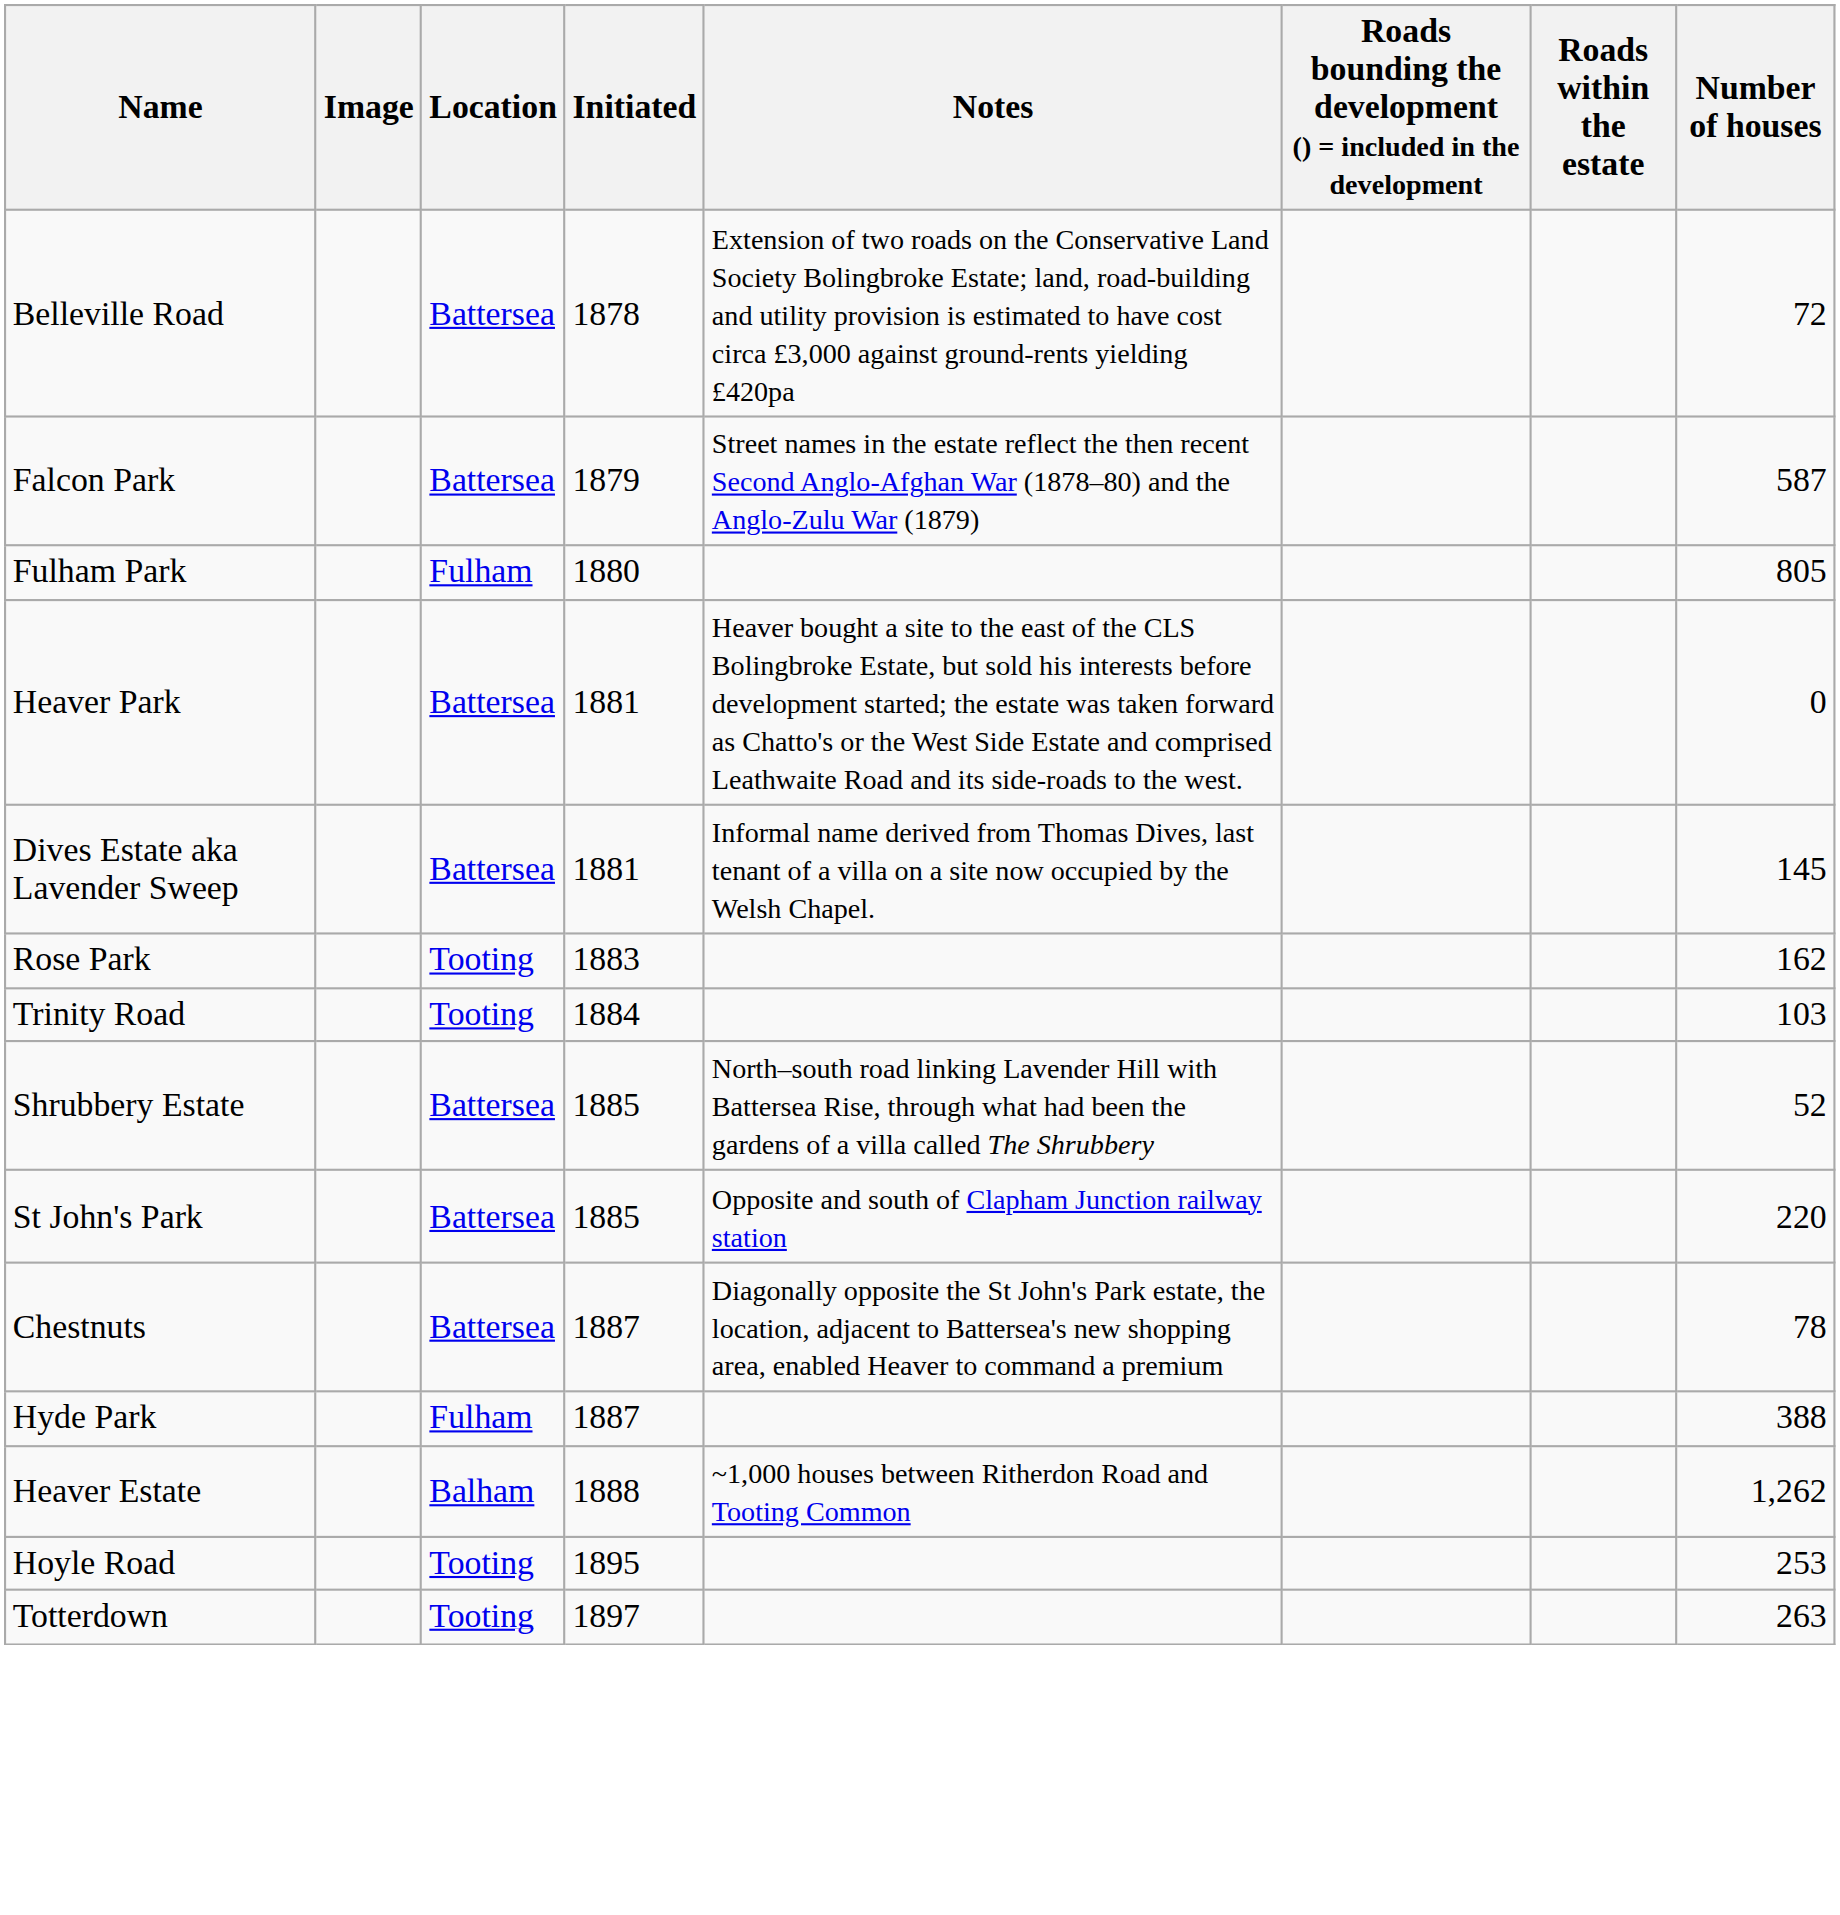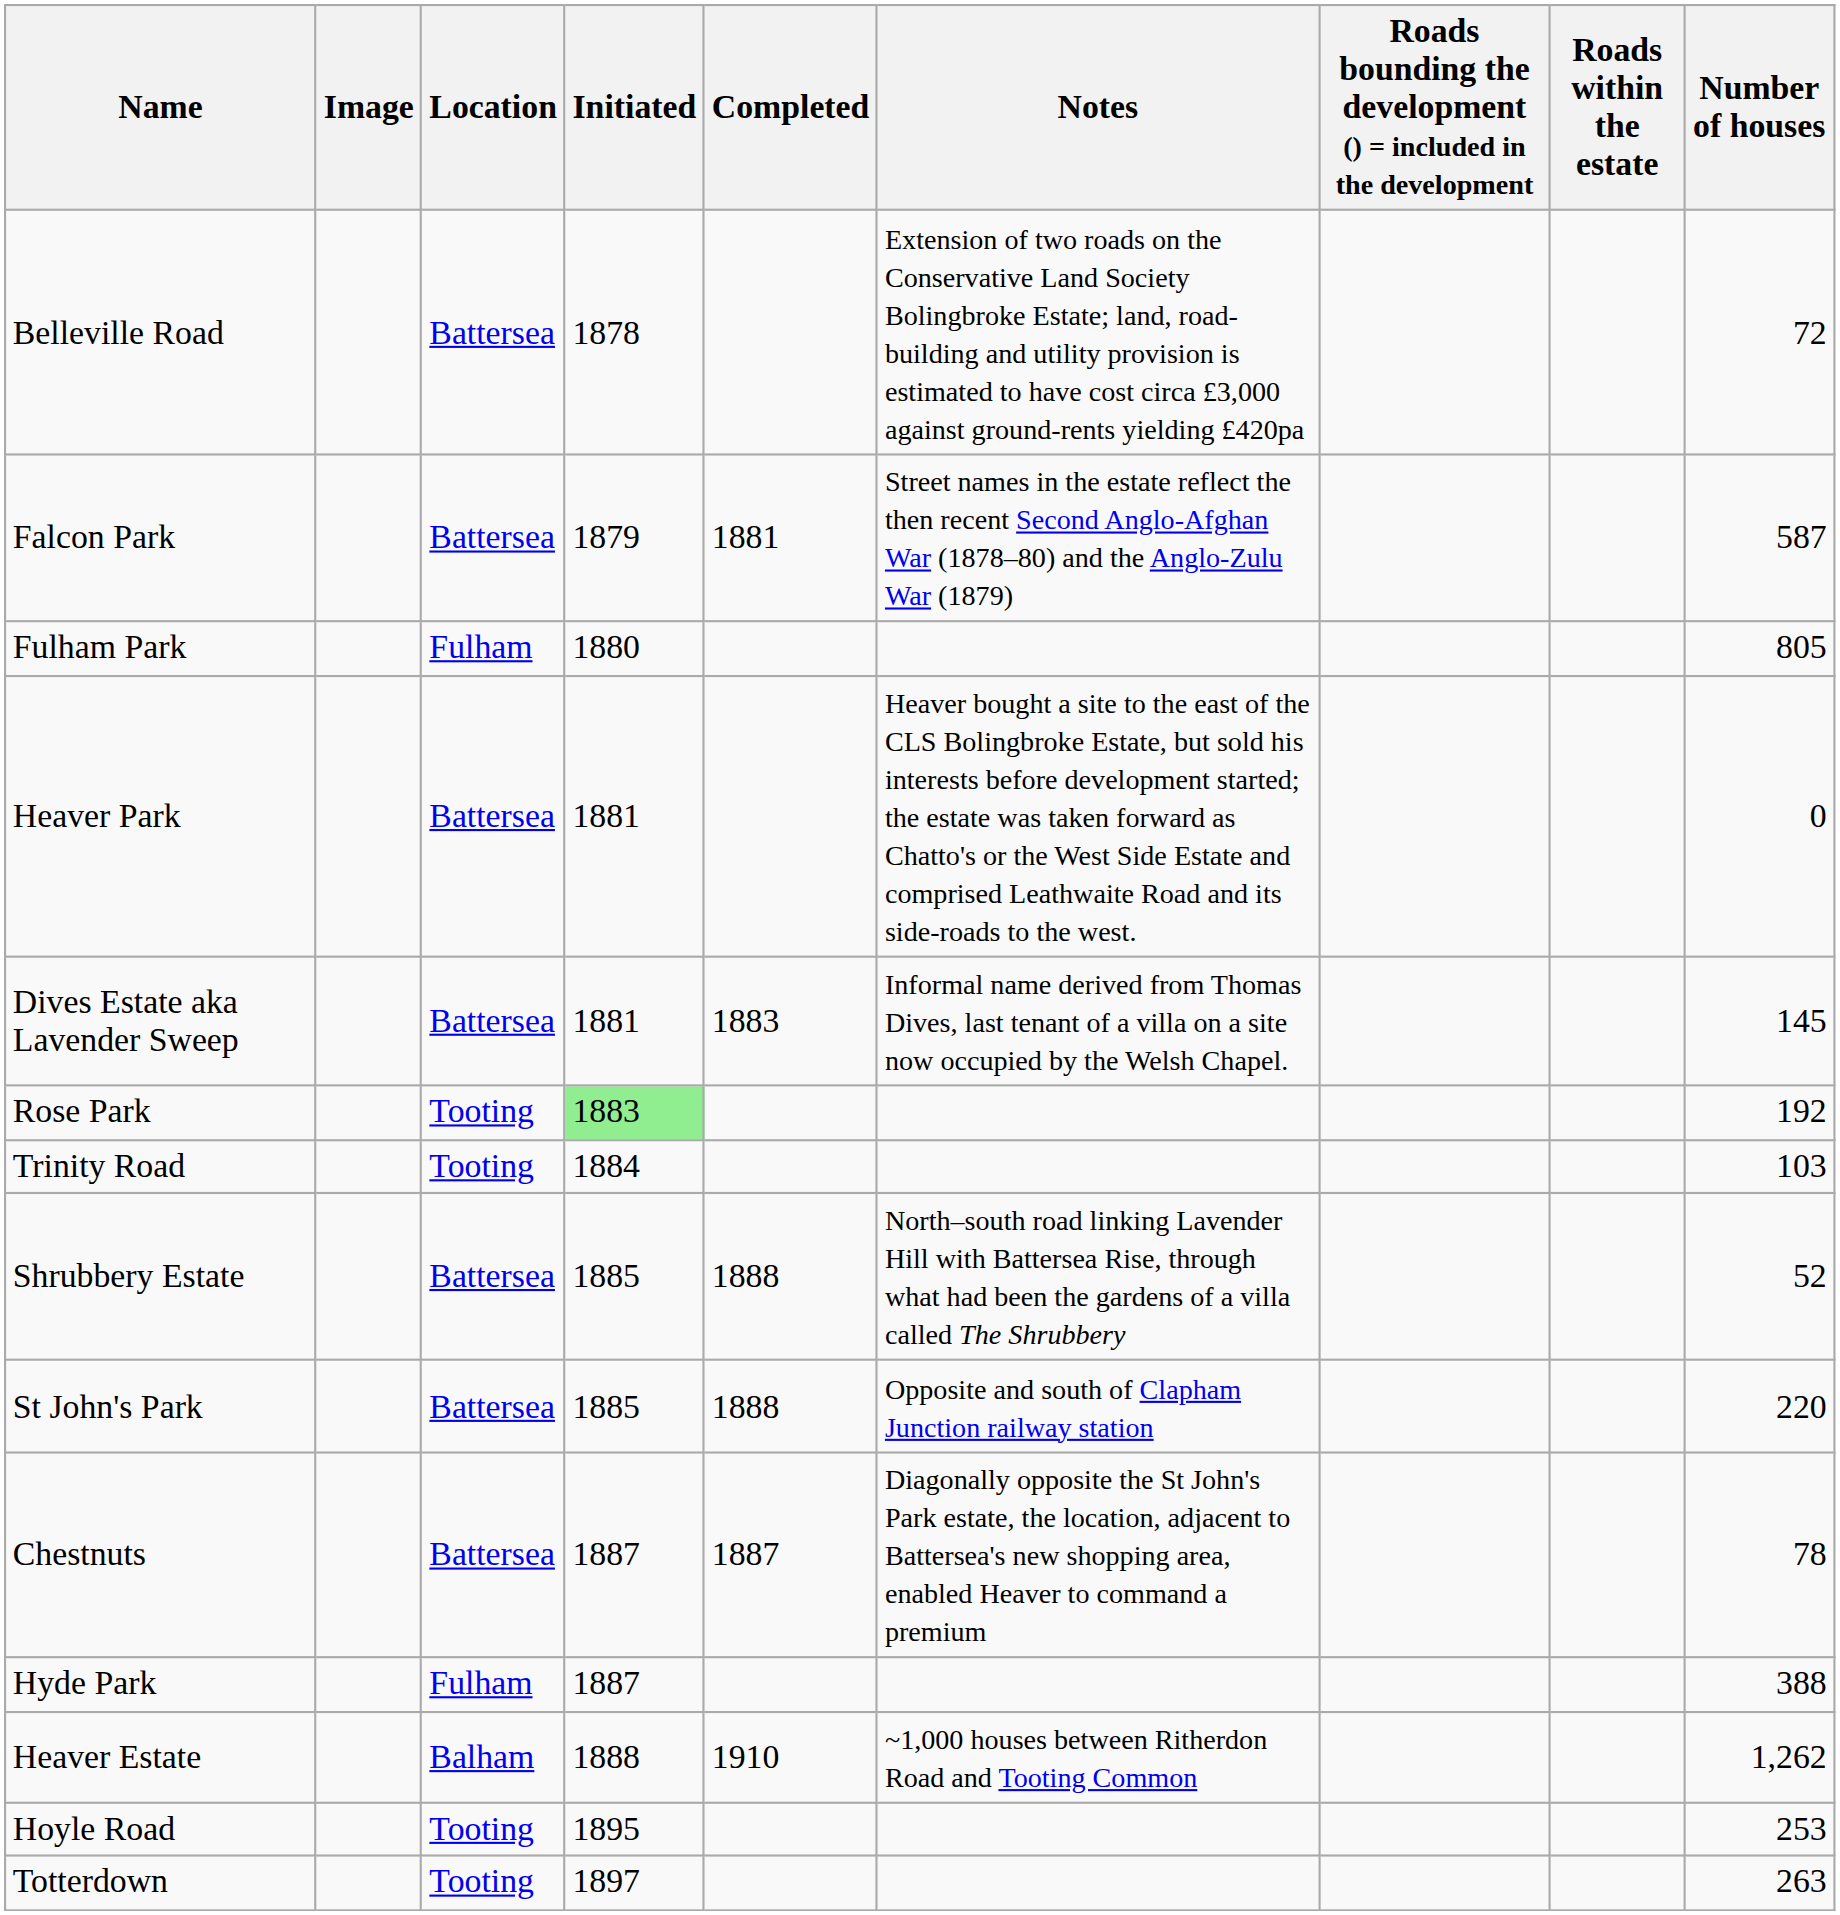+ column: (791, 107)
(606, 960) no background -> (606, 1112) lightgreen background
(1801, 960) 162 -> (1801, 1112) 192
